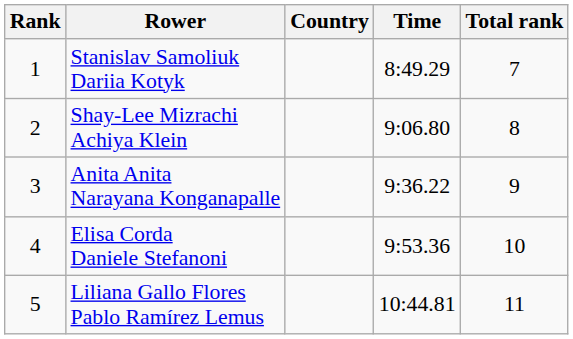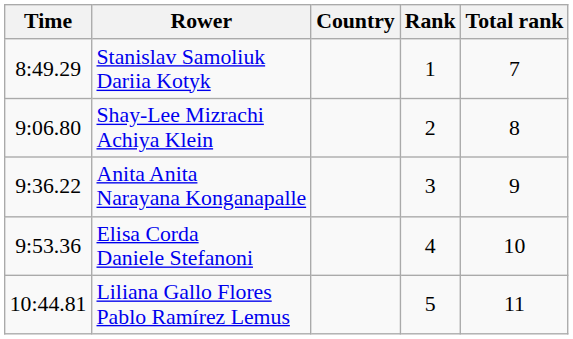columns swapped: (35, 21) <-> (417, 21)
